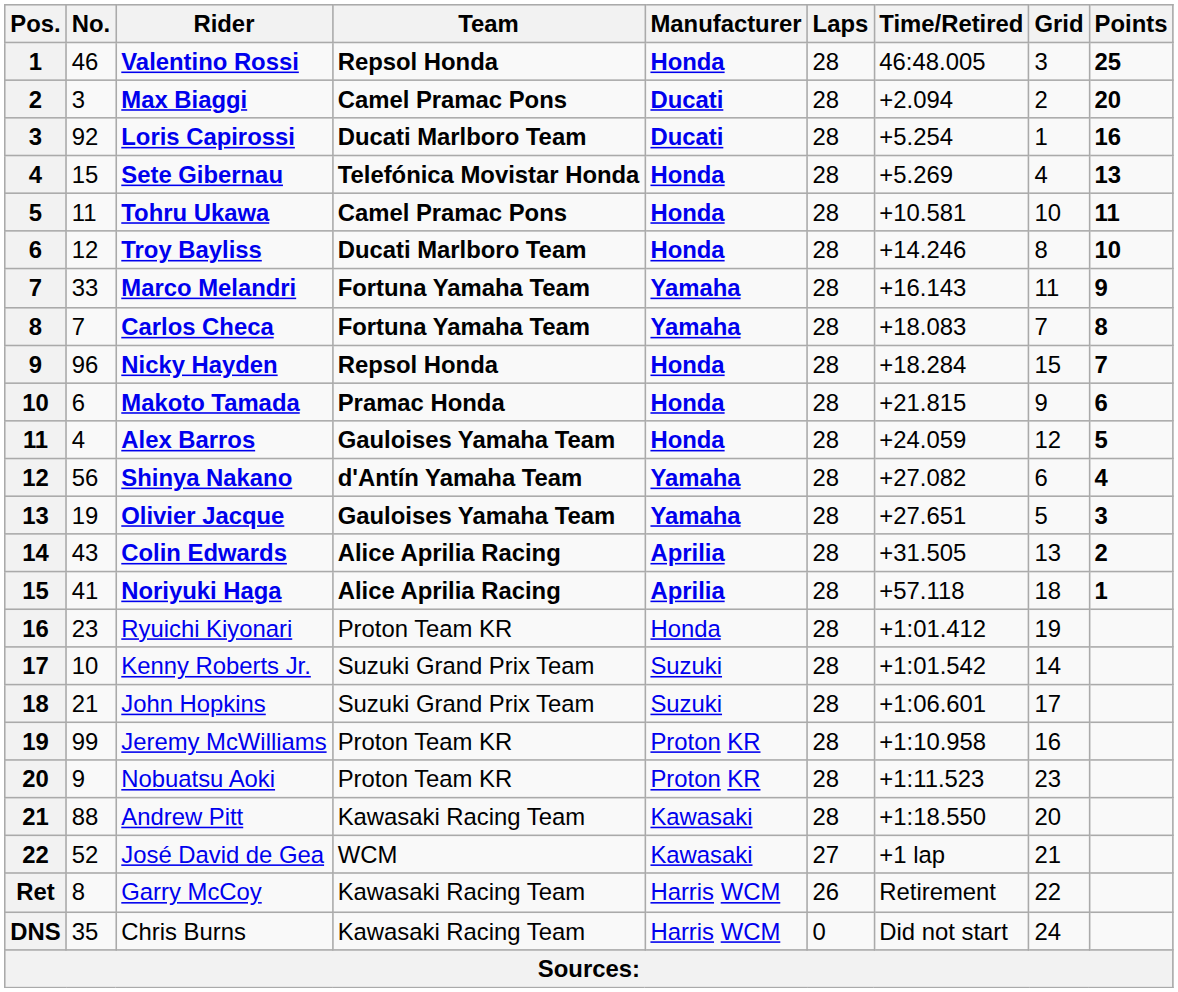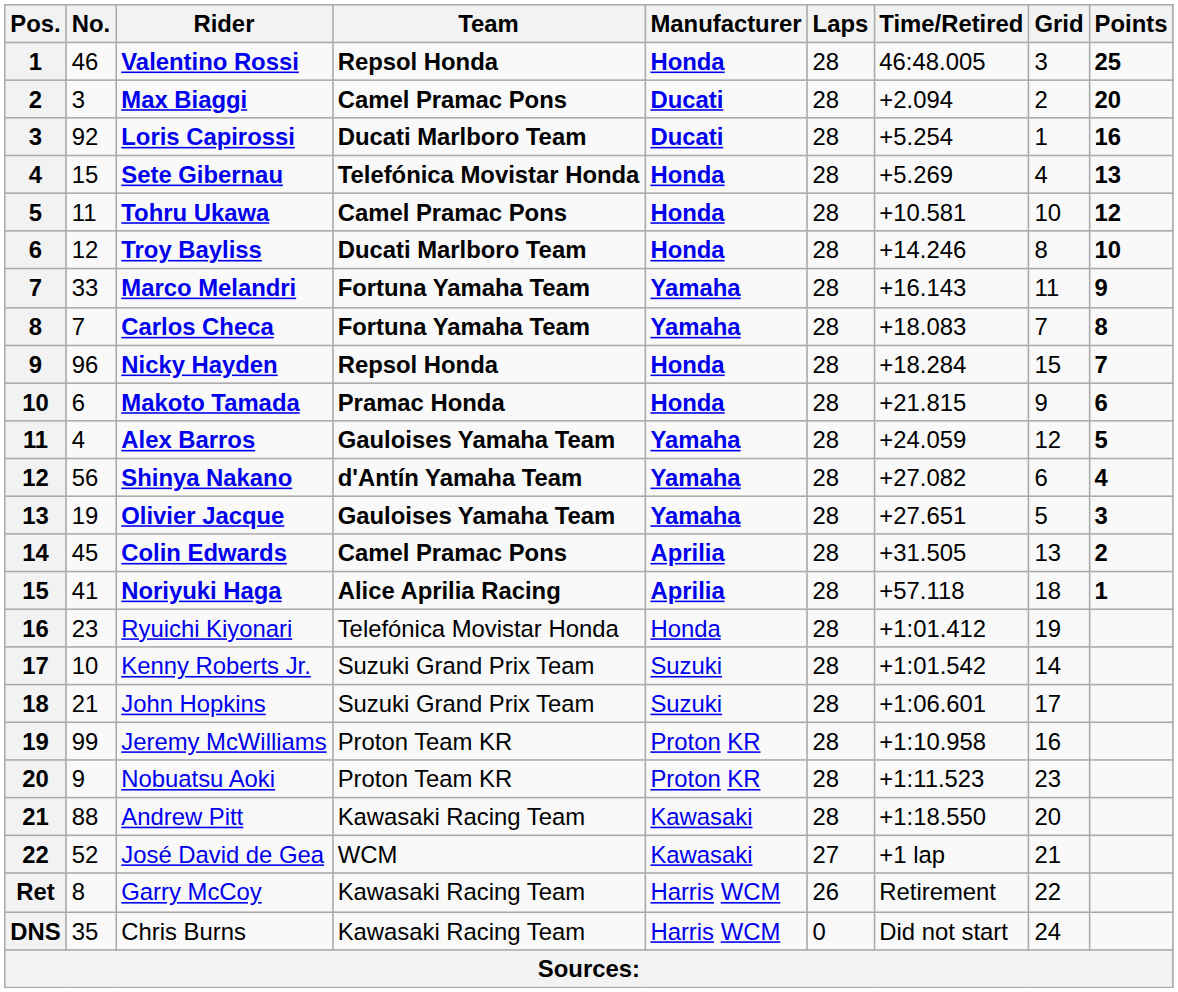(1107, 213) 11 -> (1108, 213) 12
(688, 439) Honda -> (696, 439) Yamaha
(85, 553) 43 -> (85, 553) 45
(449, 553) Alice Aprilia Racing -> (452, 553) Camel Pramac Pons
(425, 628) Proton Team KR -> (478, 628) Telefónica Movistar Honda
